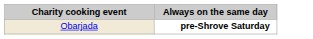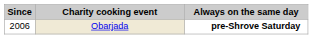+ column: (20, 11)
